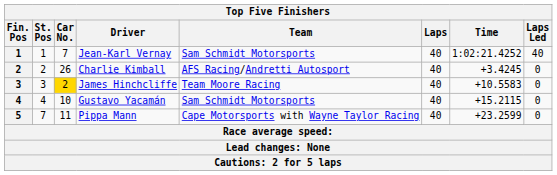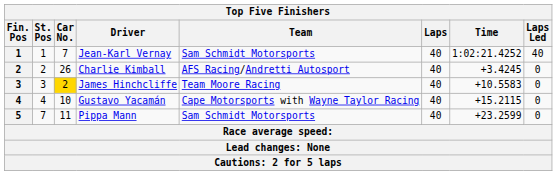(248, 101) Sam Schmidt Motorsports -> (301, 101) Cape Motorsports with Wayne Taylor Racing
(301, 117) Cape Motorsports with Wayne Taylor Racing -> (248, 117) Sam Schmidt Motorsports
